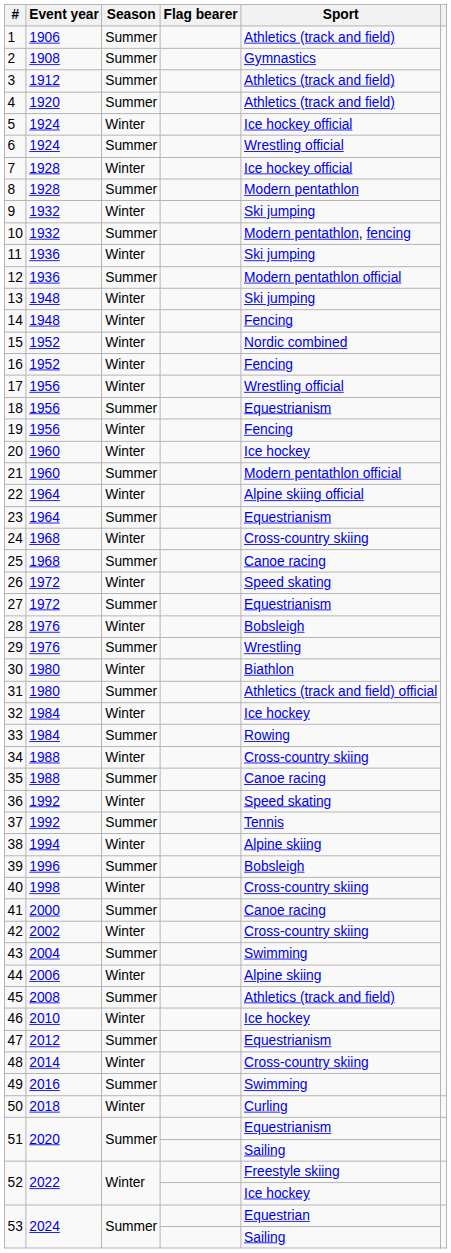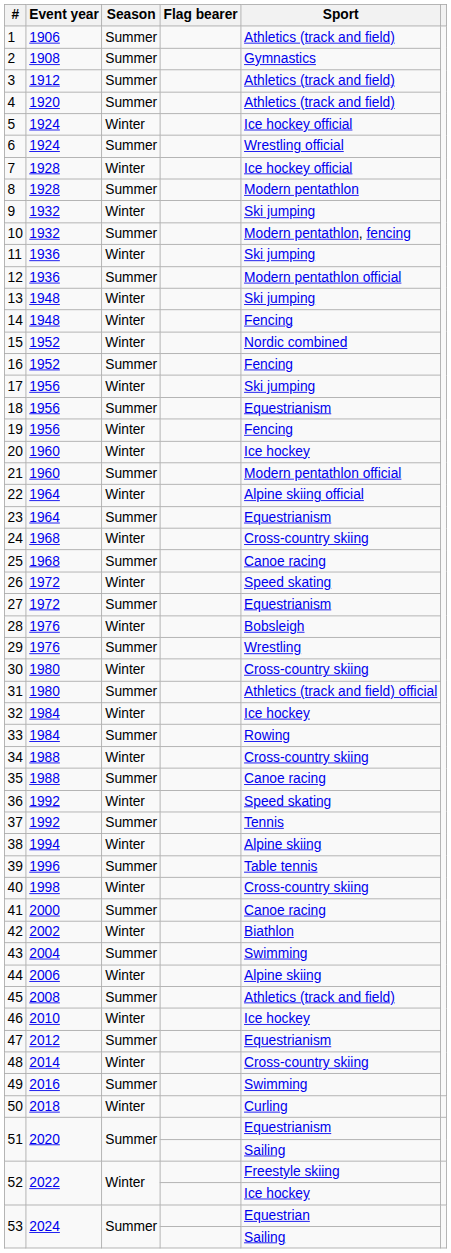(125, 364) Winter -> (131, 364) Summer
(294, 386) Wrestling official -> (280, 386) Ski jumping
(269, 670) Biathlon -> (306, 670) Cross-country skiing
(274, 866) Bobsleigh -> (281, 866) Table tennis
(306, 931) Cross-country skiing -> (269, 931) Biathlon
